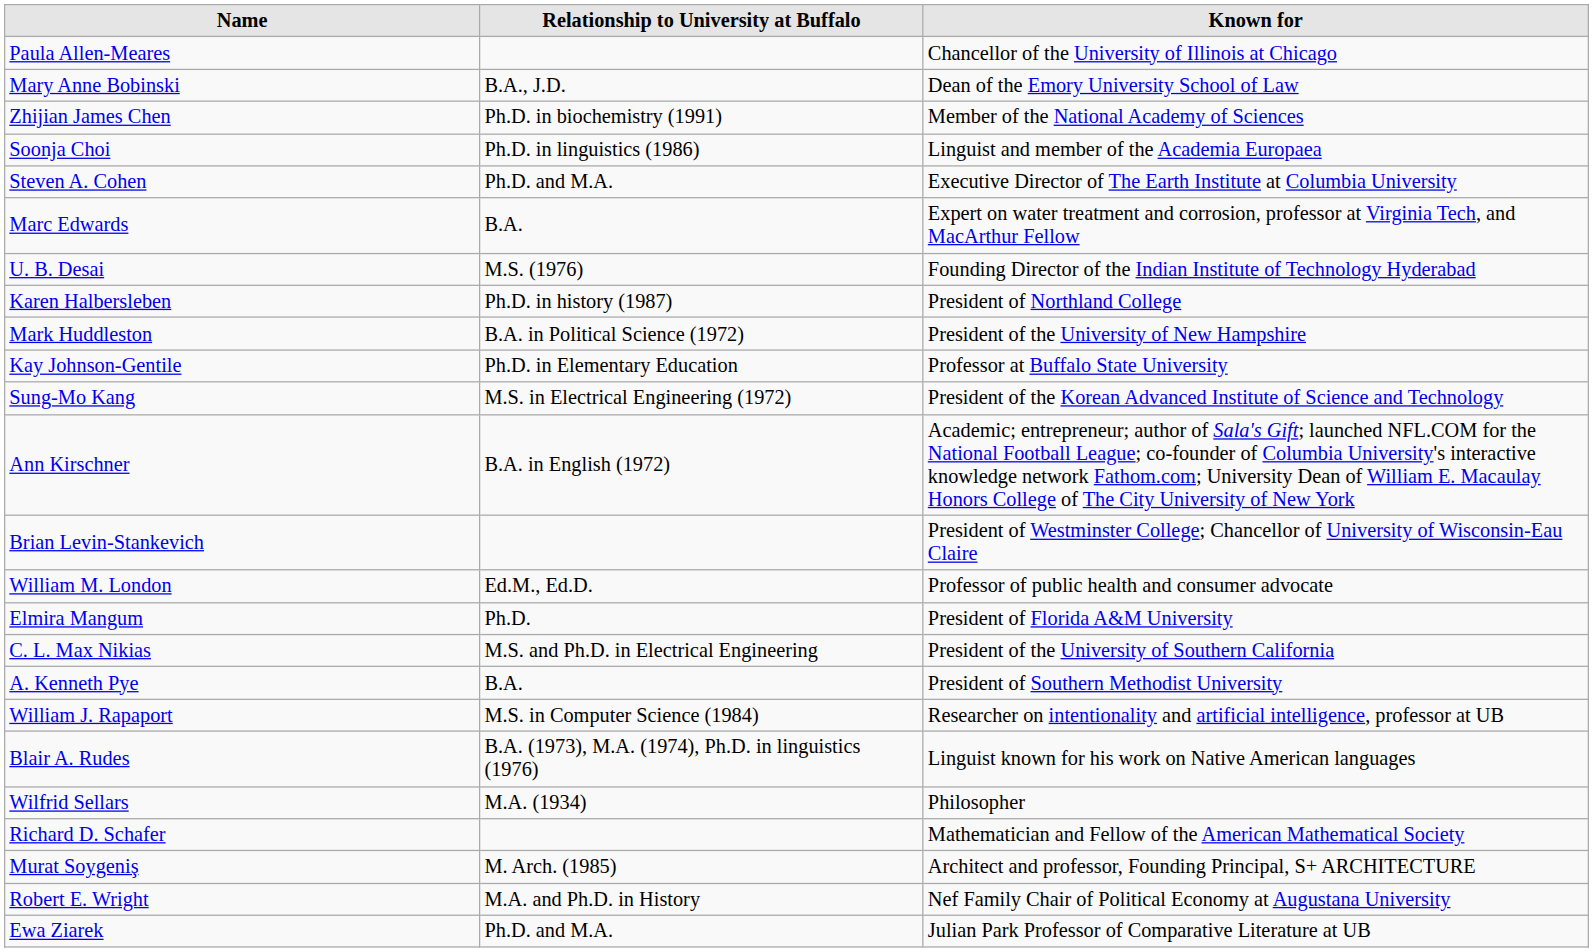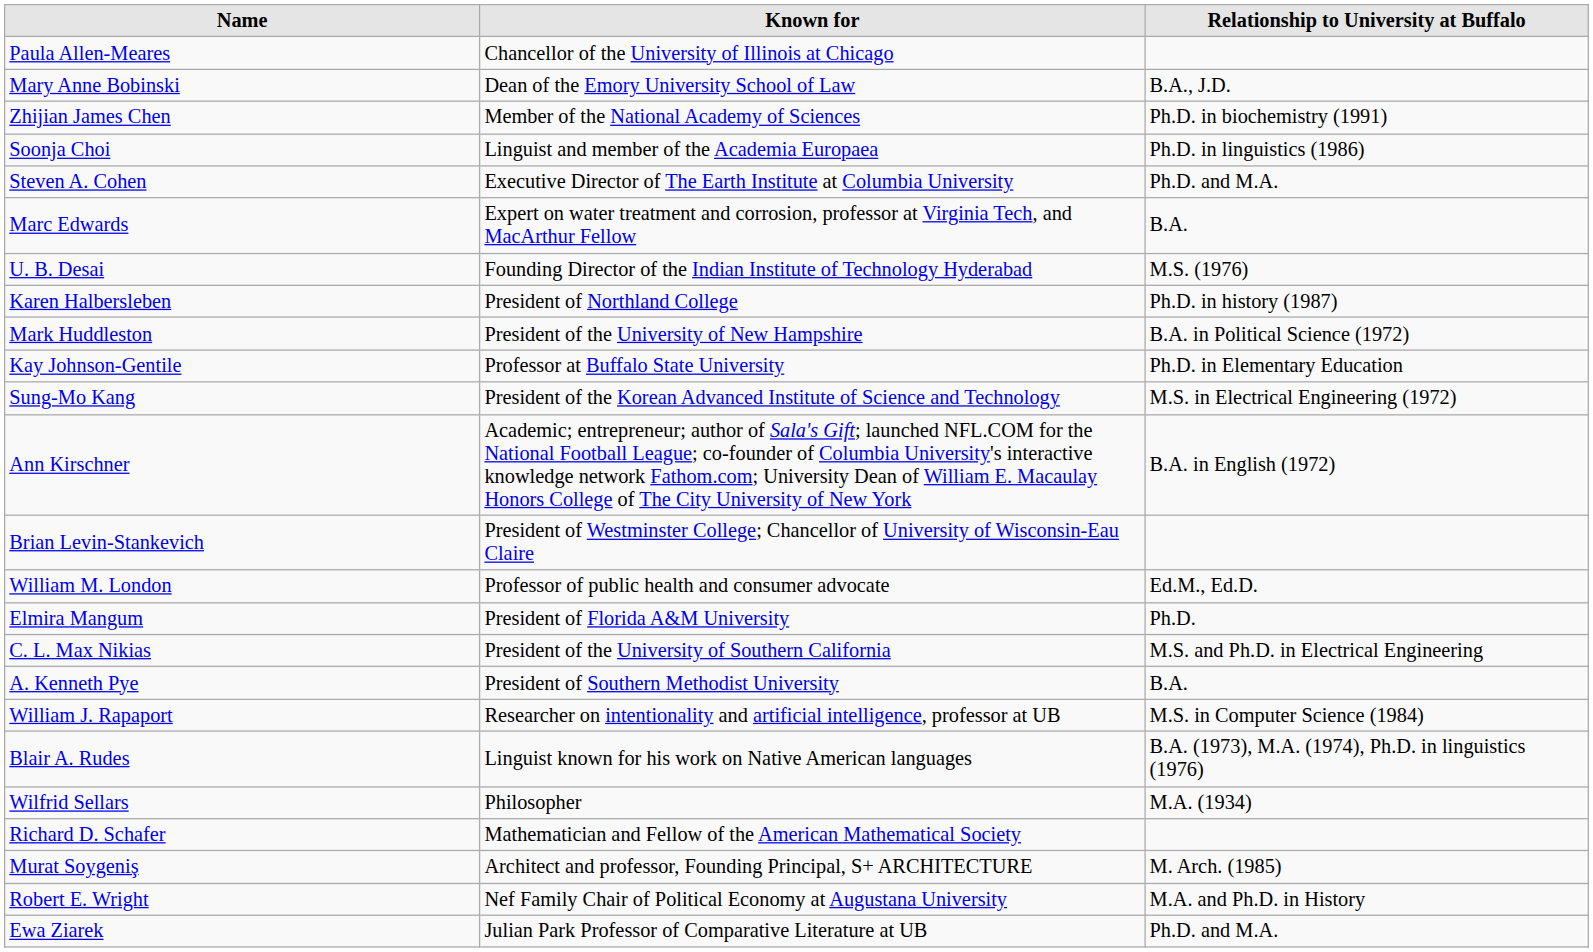columns swapped: (1256, 20) <-> (701, 20)
